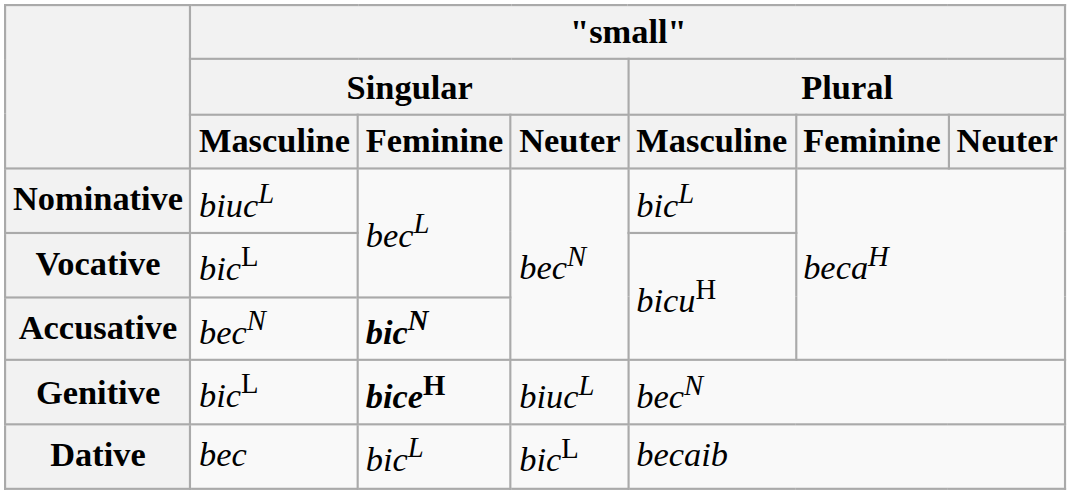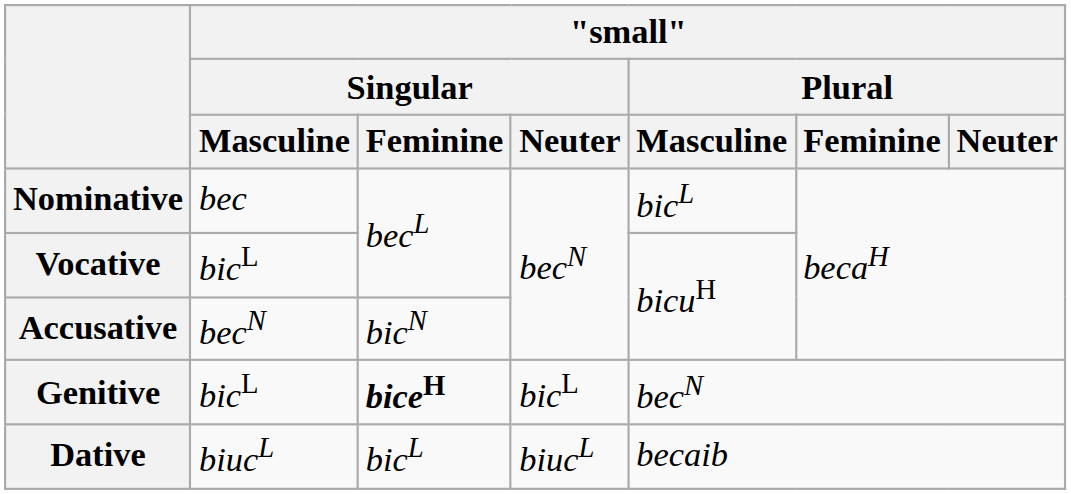(237, 200) biucL -> (223, 200) bec
(397, 327) bold -> (396, 327) normal
(557, 391) biucL -> (549, 391) bicL
(223, 455) bec -> (237, 455) biucL
(549, 455) bicL -> (557, 455) biucL
